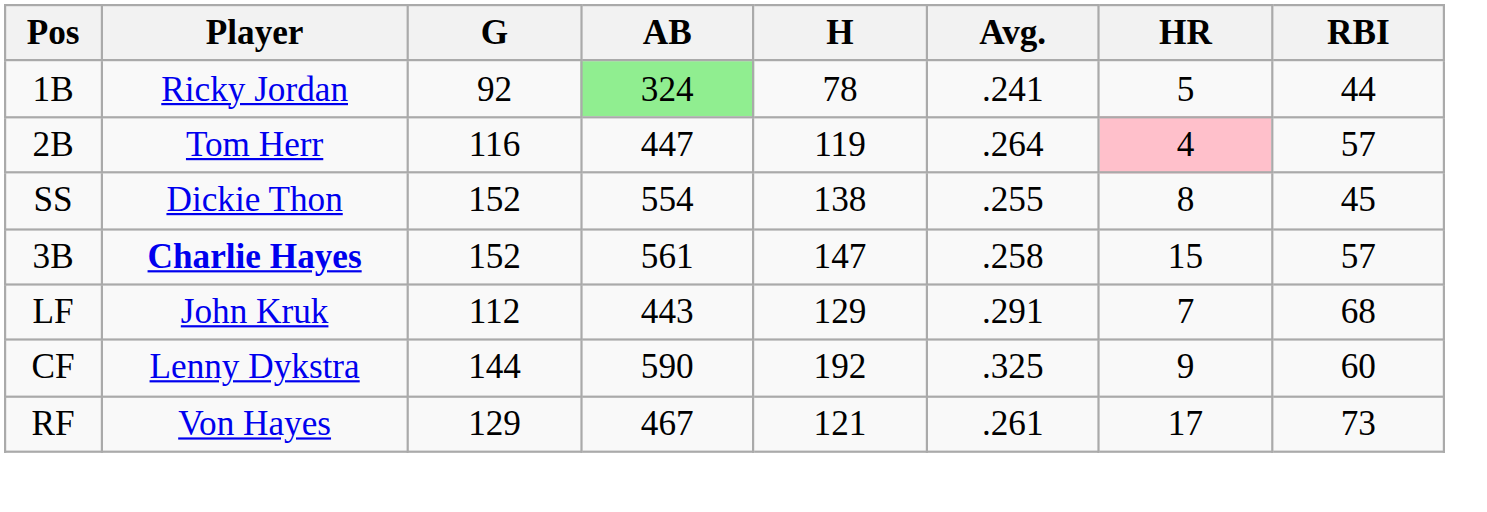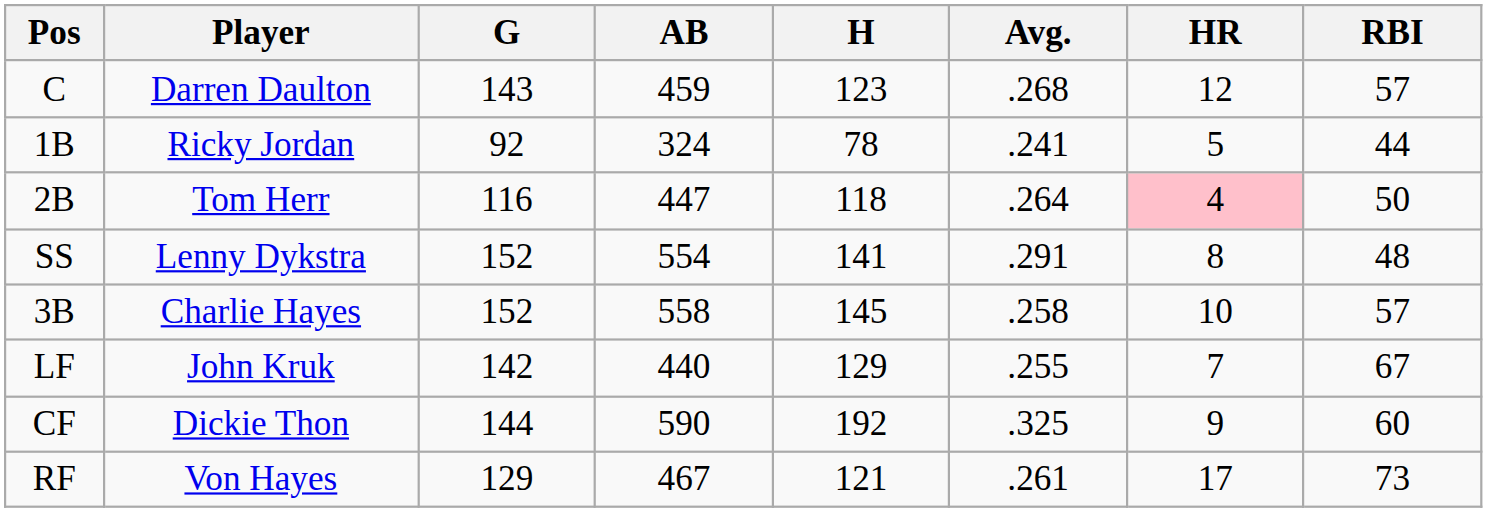+ row: (54, 88)
(667, 88) lightgreen background -> (684, 144) no background
(840, 144) 119 -> (861, 199) 118
(1358, 144) 57 -> (1392, 199) 50
(255, 199) Dickie Thon -> (261, 255) Lenny Dykstra
(840, 199) 138 -> (861, 255) 141
(1013, 199) .255 -> (1038, 255) .291
(1358, 199) 45 -> (1392, 255) 48
(255, 255) bold -> (261, 311) normal
(667, 255) 561 -> (684, 311) 558
(840, 255) 147 -> (861, 311) 145
(1185, 255) 15 -> (1215, 311) 10
(495, 311) 112 -> (507, 367) 142
(667, 311) 443 -> (684, 367) 440
(1013, 311) .291 -> (1038, 367) .255
(1358, 311) 68 -> (1392, 367) 67
(255, 367) Lenny Dykstra -> (261, 423) Dickie Thon
